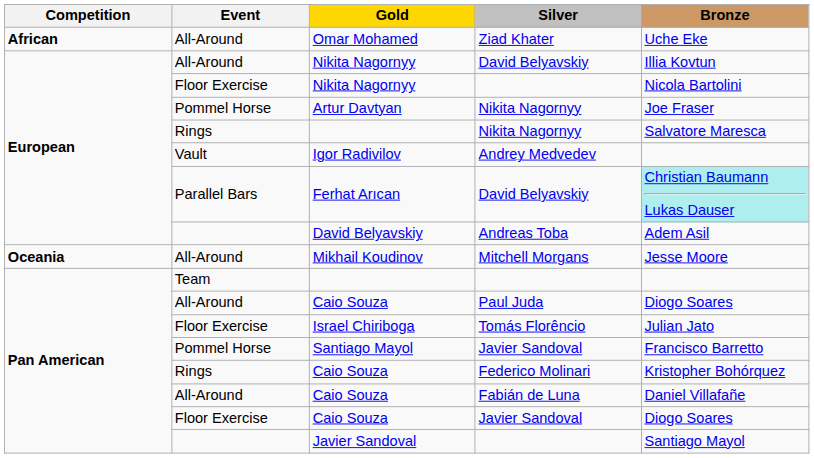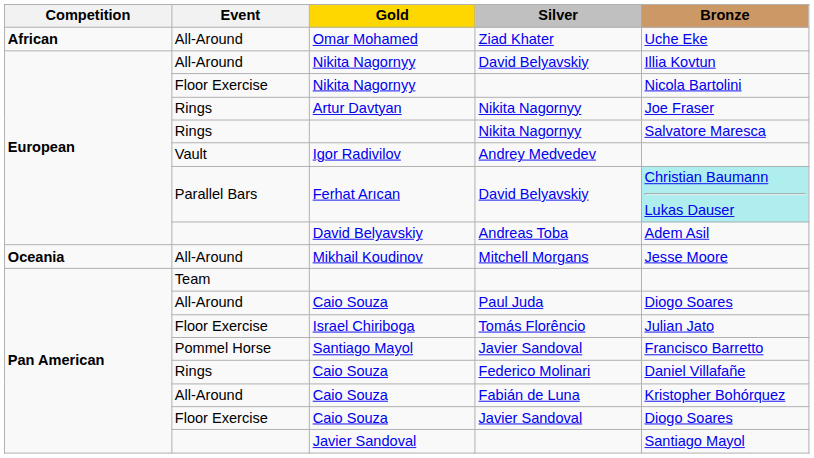(223, 108) Pommel Horse -> (193, 108) Rings
(715, 372) Kristopher Bohórquez -> (695, 372) Daniel Villafañe
(695, 395) Daniel Villafañe -> (715, 395) Kristopher Bohórquez
